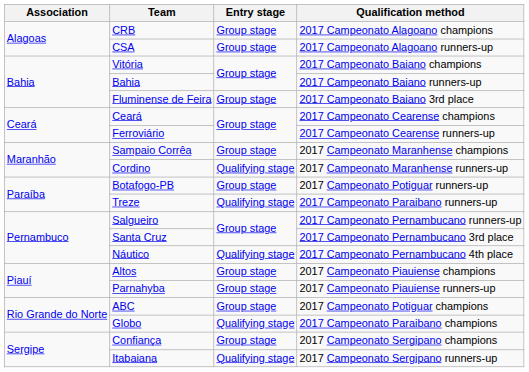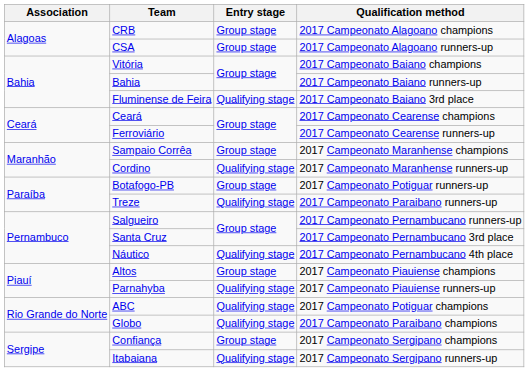(246, 99) Group stage -> (255, 99) Qualifying stage
(246, 289) Group stage -> (255, 289) Qualifying stage
(246, 306) Group stage -> (255, 306) Qualifying stage
